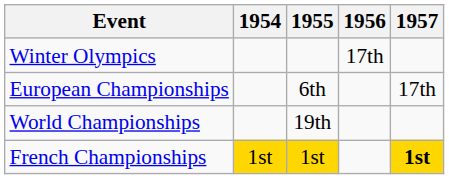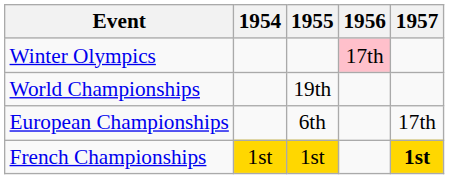(365, 55) no background -> (365, 55) pink background
rows swapped: (105, 122) <-> (119, 88)
